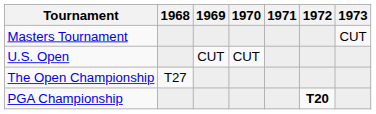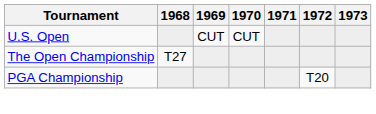- row: (68, 36)
(317, 99) bold -> (317, 78) normal
